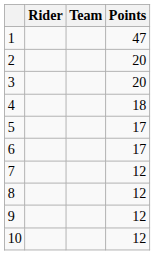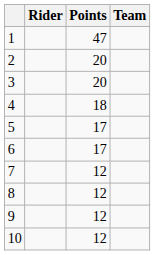columns swapped: (86, 15) <-> (128, 15)
